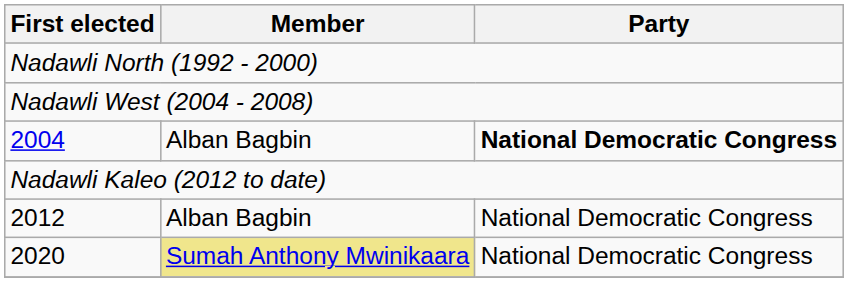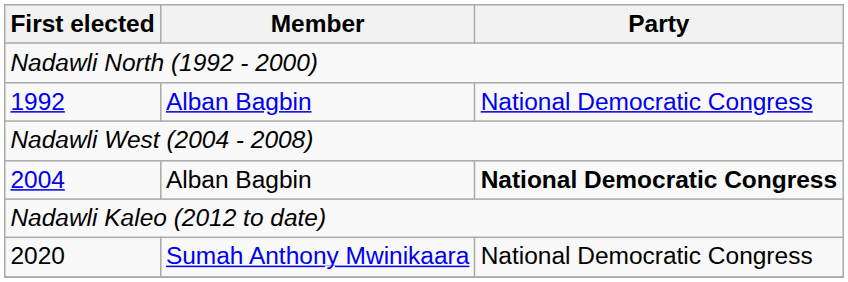+ row: (38, 101)
- row: (38, 218)
(318, 256) khaki background -> (318, 256) no background
